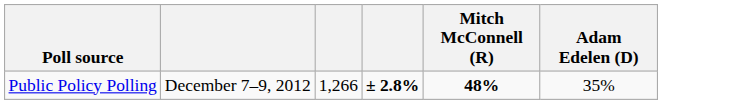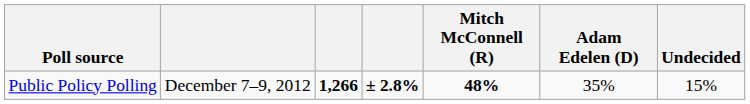+ column: (701, 57)
(338, 85) normal -> (338, 85) bold
